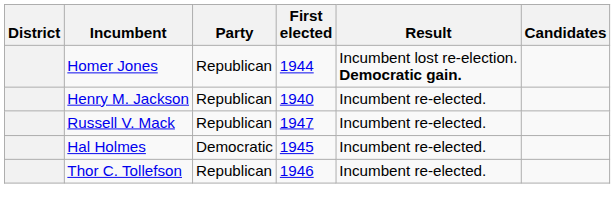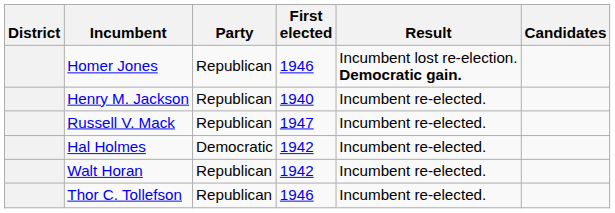(297, 66) 1944 -> (297, 66) 1946
(297, 147) 1945 -> (297, 147) 1942
+ row: (105, 171)
